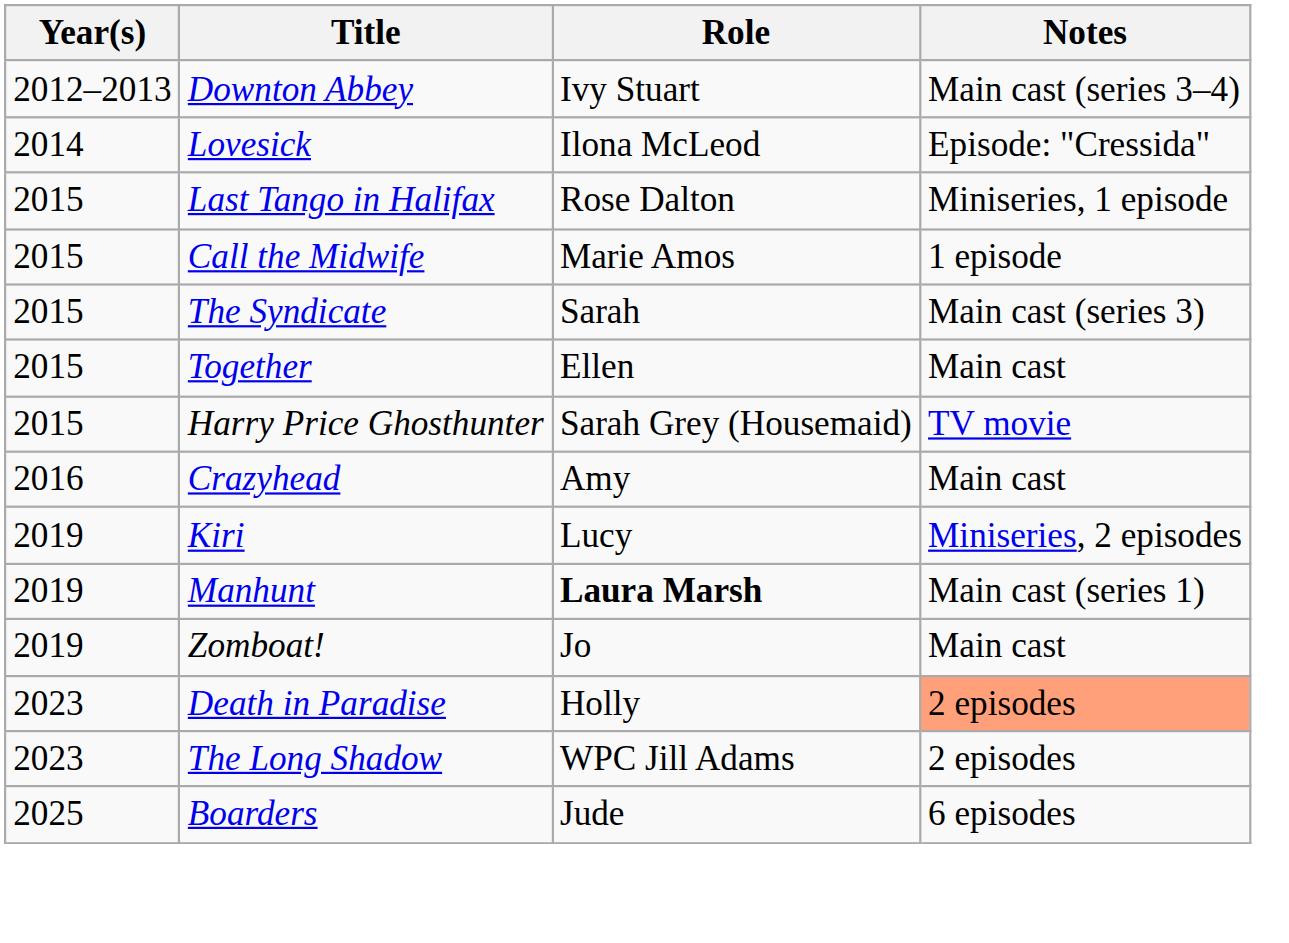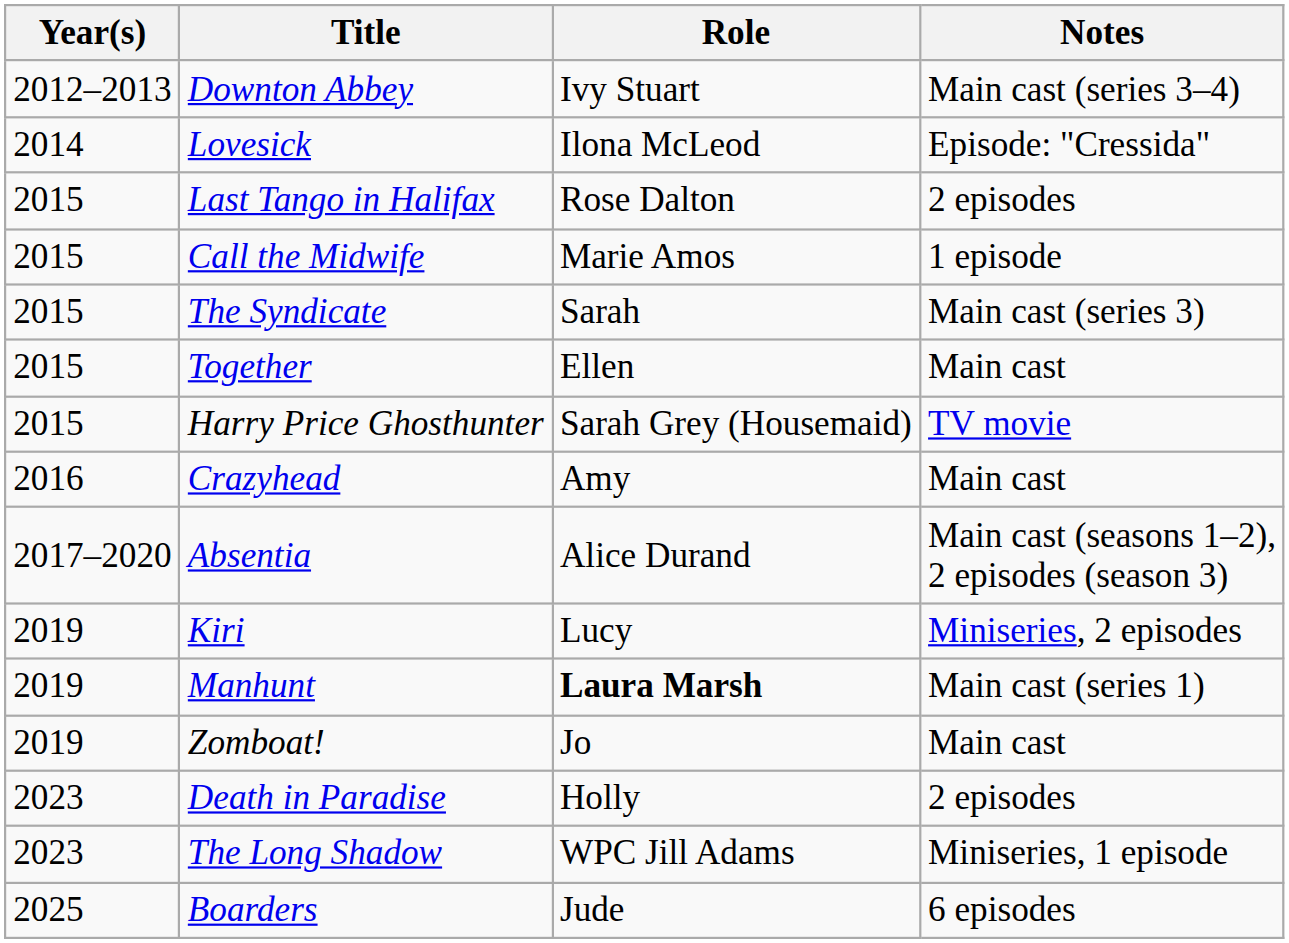(1078, 199) Miniseries, 1 episode -> (1002, 199) 2 episodes
+ row: (249, 554)
(1002, 702) lightsalmon background -> (1002, 797) no background
(1002, 758) 2 episodes -> (1078, 853) Miniseries, 1 episode
